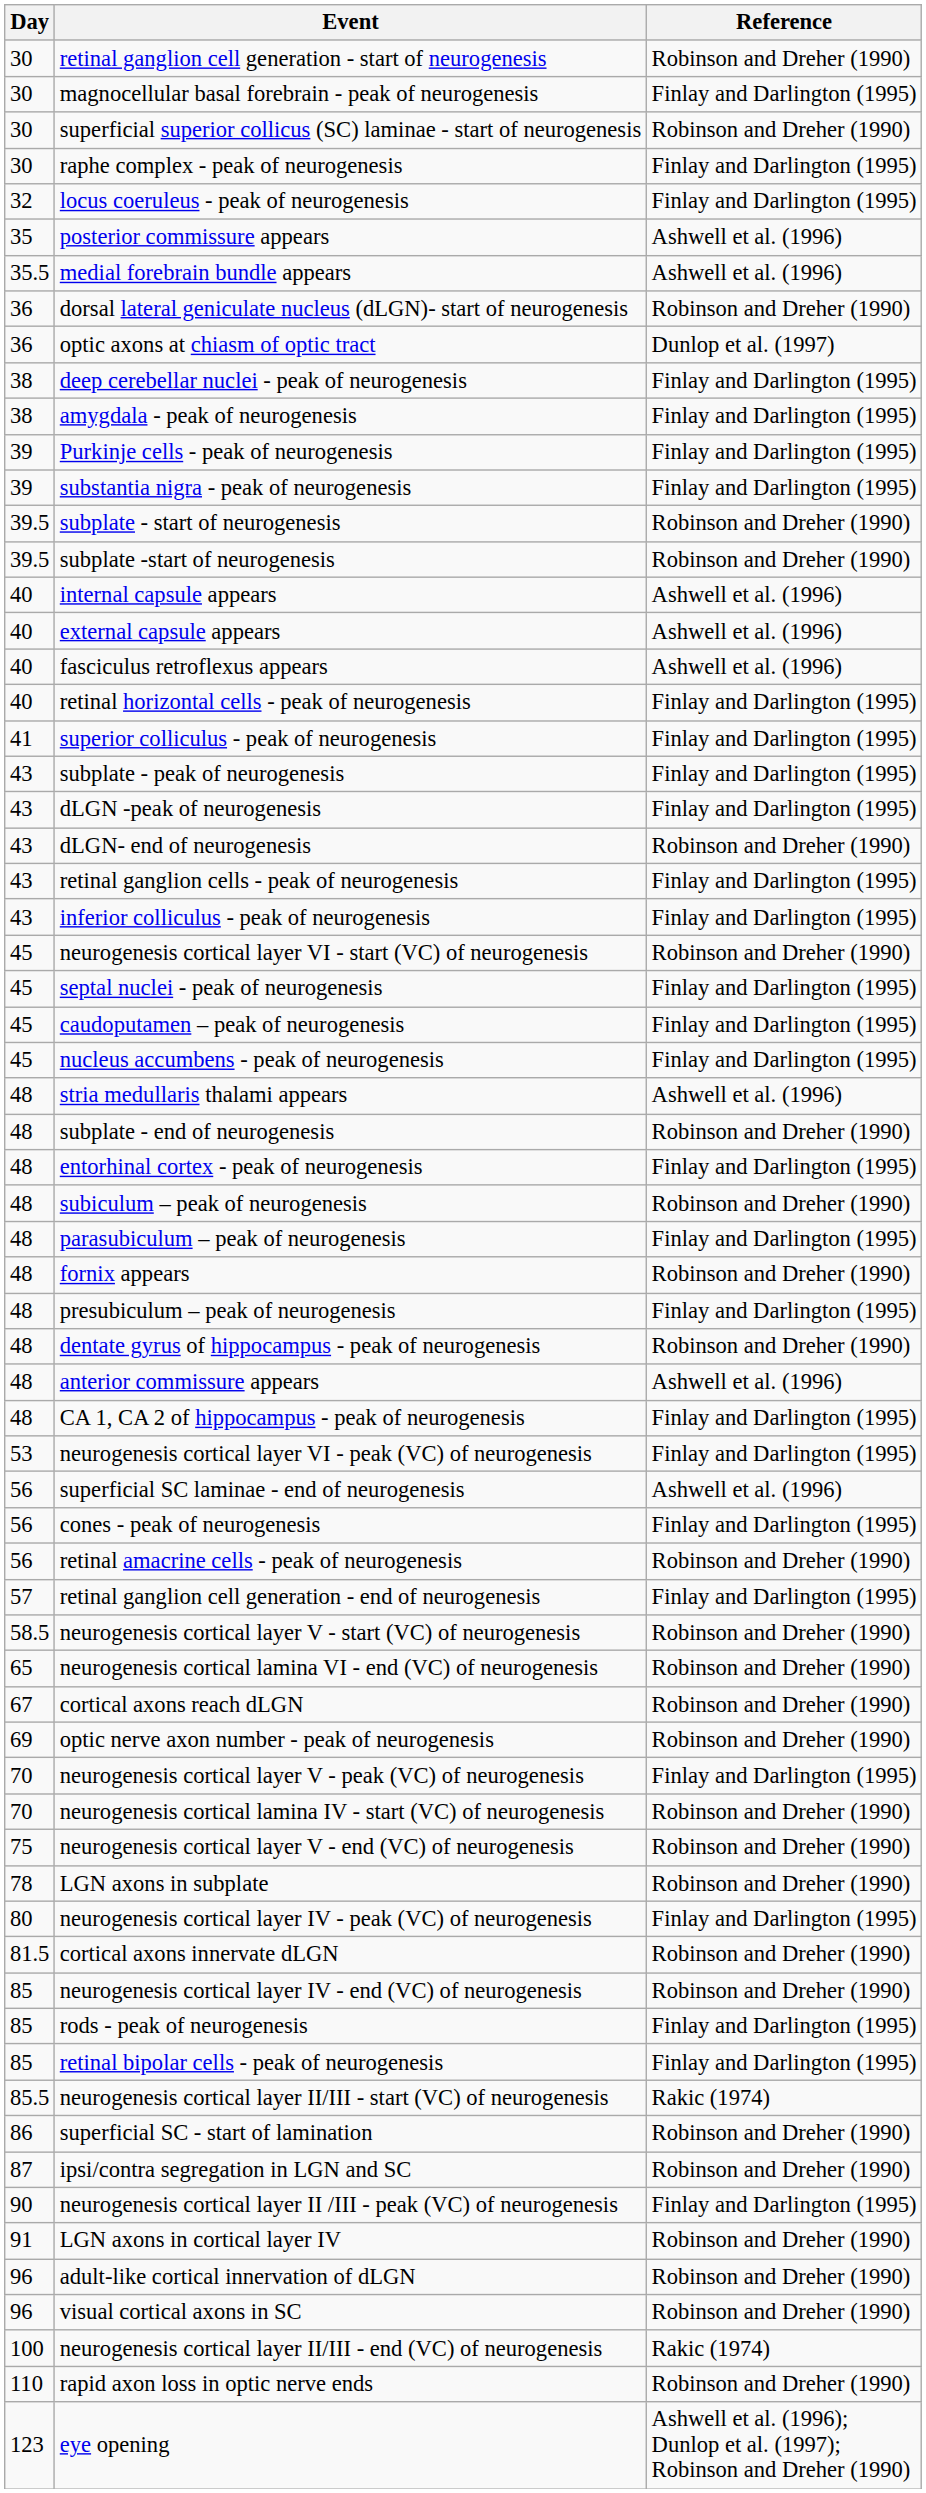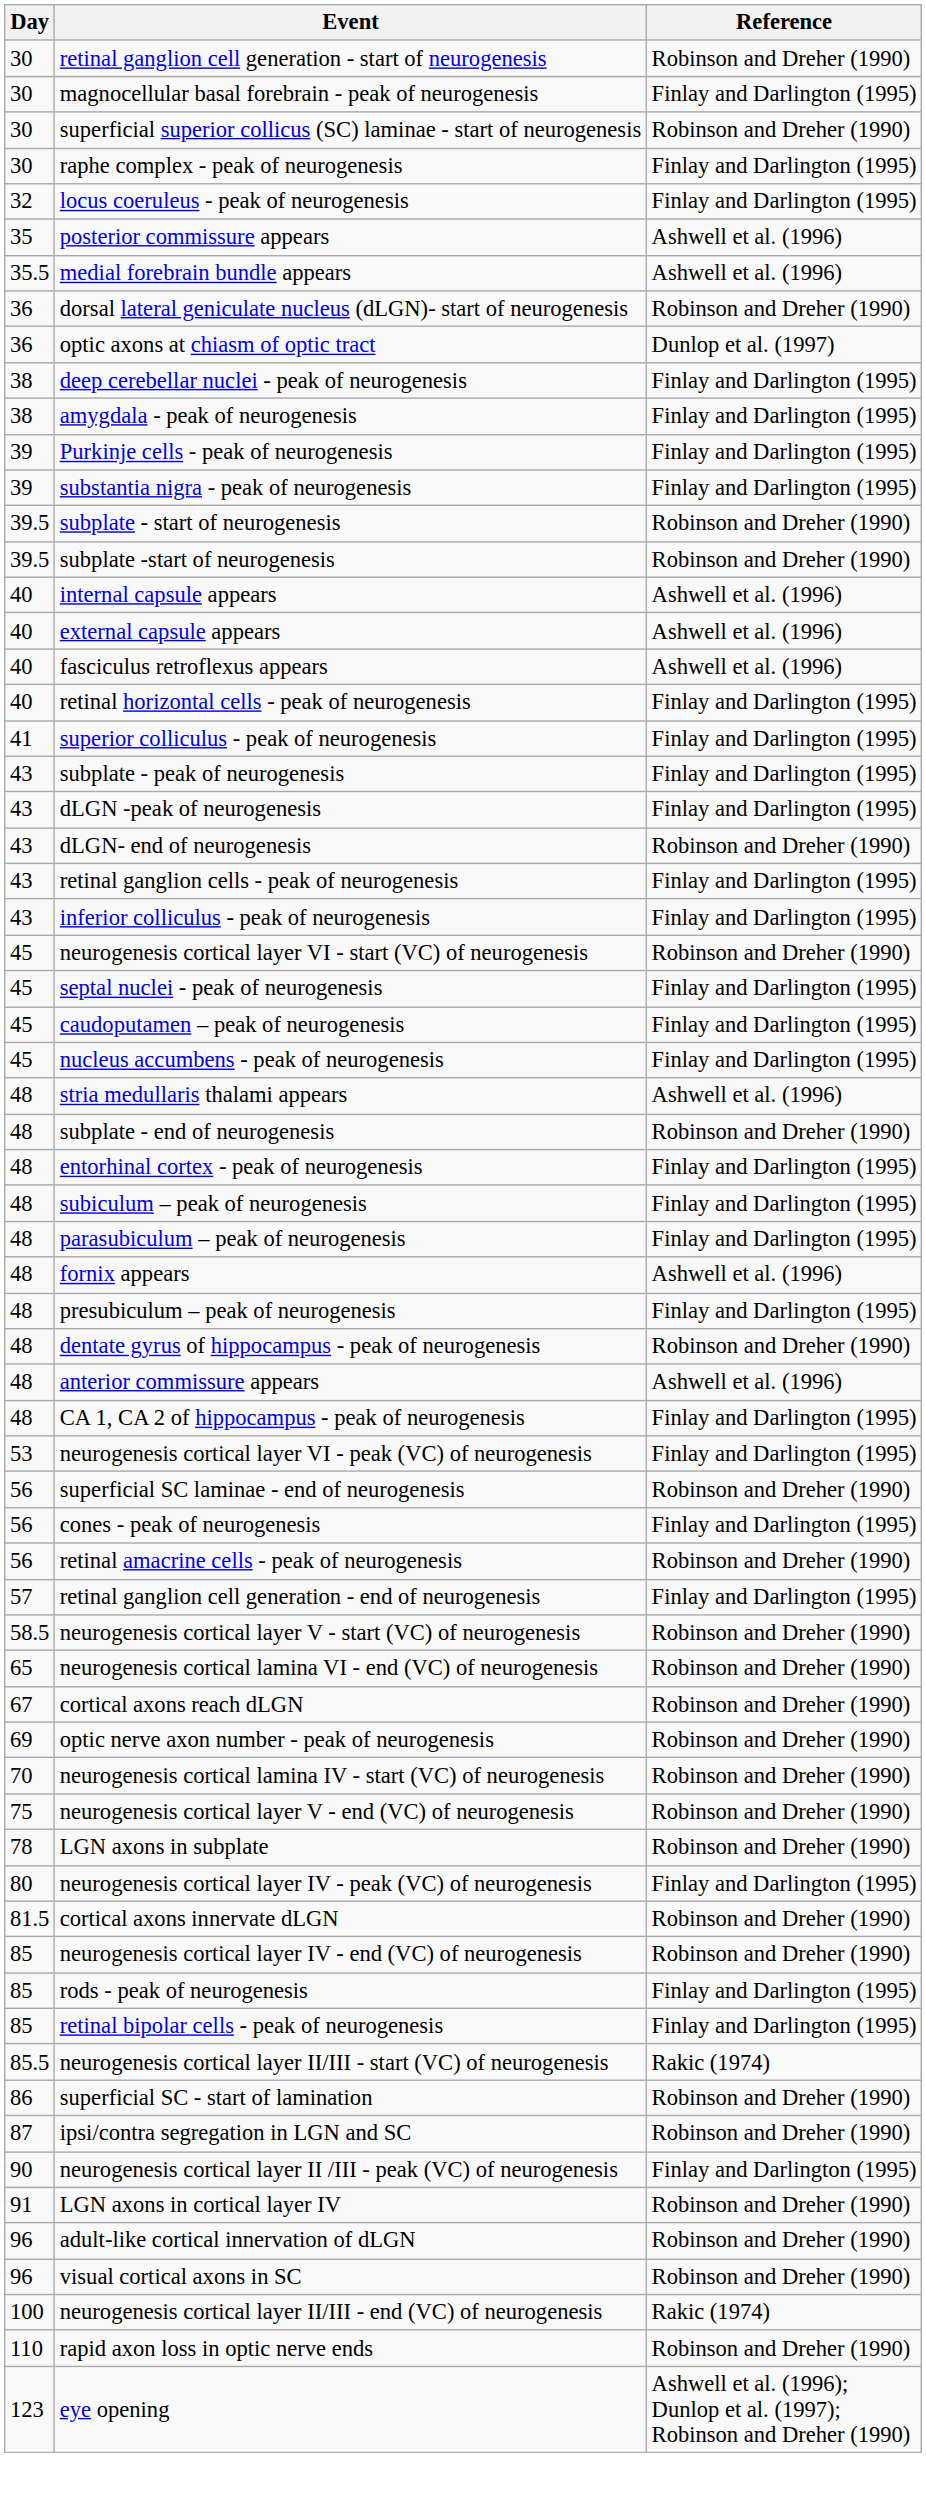(781, 1203) Robinson and Dreher (1990) -> (784, 1203) Finlay and Darlington (1995)
(781, 1274) Robinson and Dreher (1990) -> (747, 1274) Ashwell et al. (1996)
(747, 1489) Ashwell et al. (1996) -> (781, 1489) Robinson and Dreher (1990)
- row: (322, 1775)
